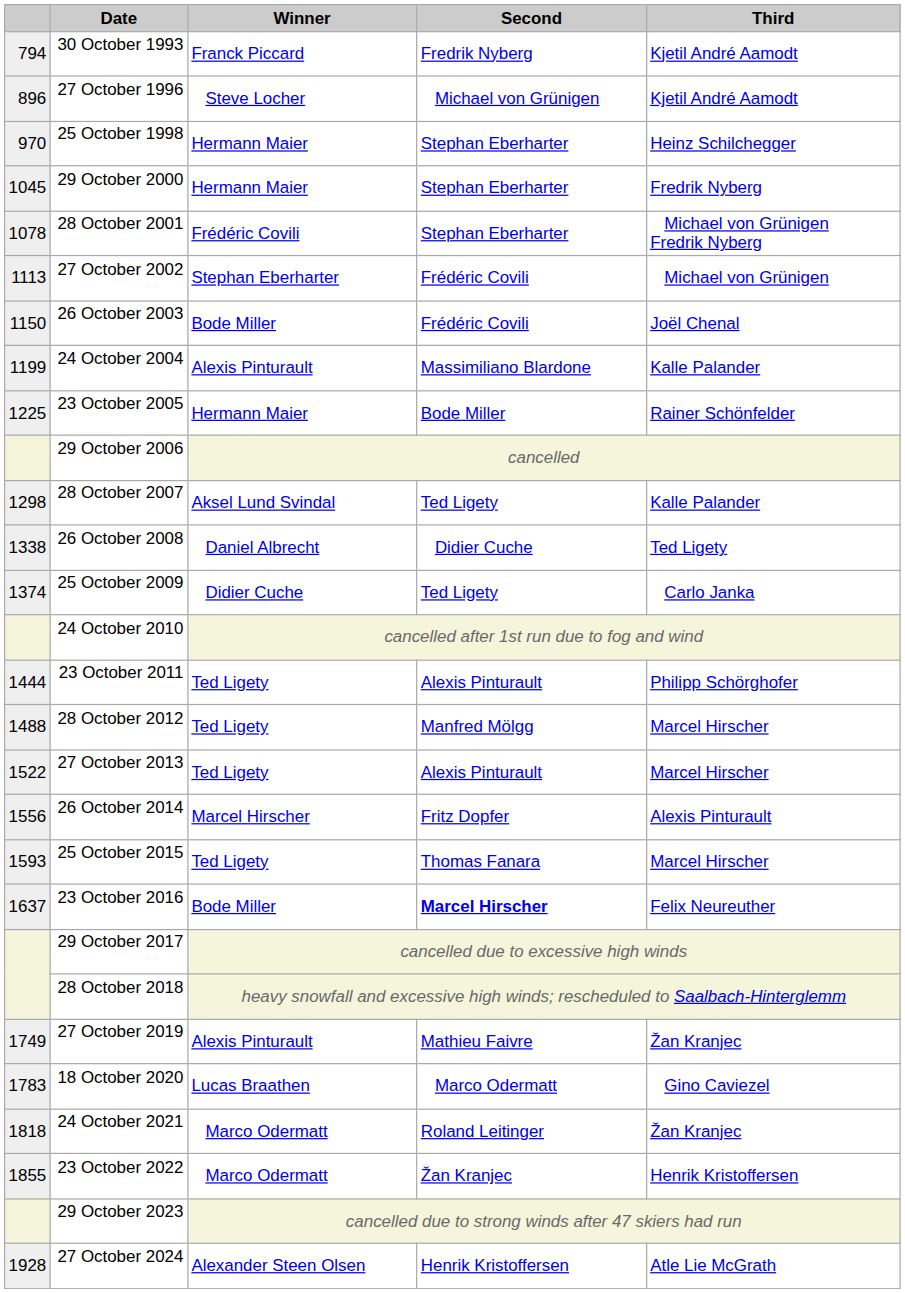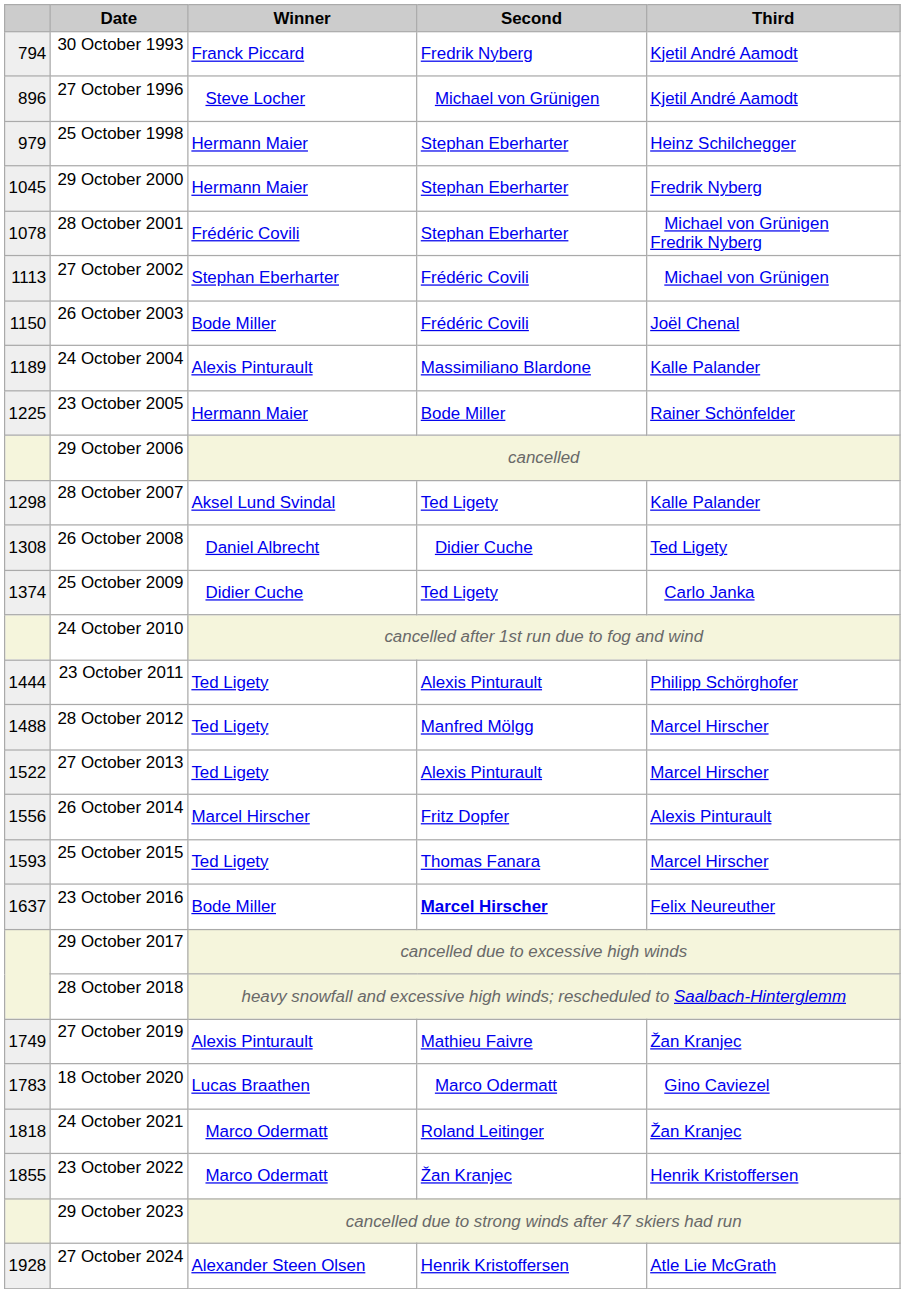(32, 143) 970 -> (32, 143) 979
(28, 368) 1199 -> (28, 368) 1189
(27, 547) 1338 -> (27, 547) 1308
